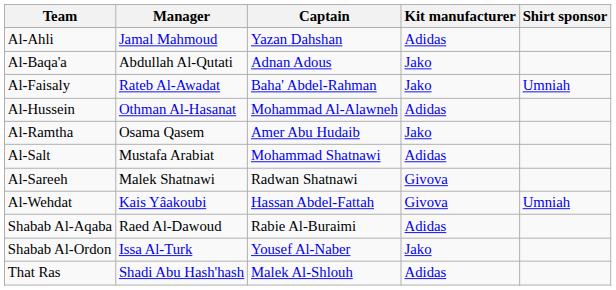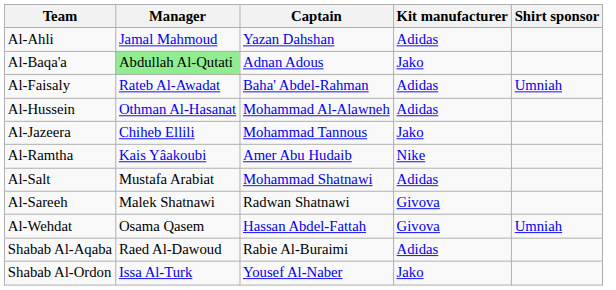(176, 62) no background -> (176, 62) lightgreen background
(418, 86) Jako -> (417, 86) Adidas
+ row: (39, 132)
(162, 132) Osama Qasem -> (163, 156) Kais Yâakoubi
(418, 132) Jako -> (411, 156) Nike
(163, 202) Kais Yâakoubi -> (162, 226) Osama Qasem
- row: (34, 272)
